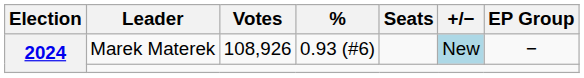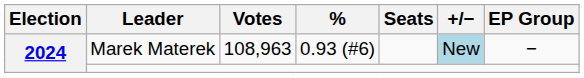(258, 49) 108,926 -> (258, 49) 108,963
